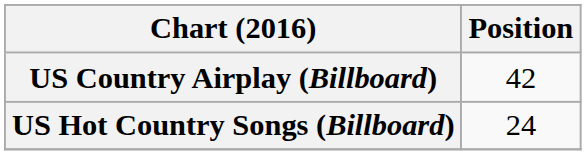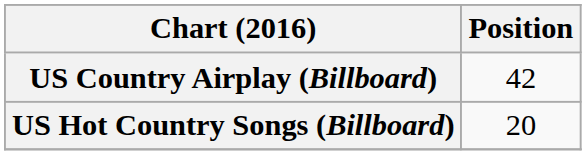(521, 125) 24 -> (521, 125) 20
